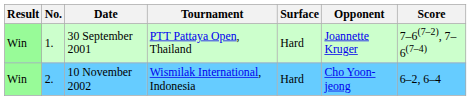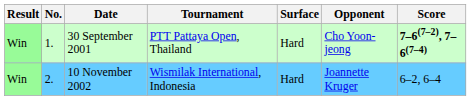(347, 42) Joannette Kruger -> (350, 42) Cho Yoon-jeong
(428, 42) normal -> (428, 42) bold
(350, 78) Cho Yoon-jeong -> (347, 78) Joannette Kruger
